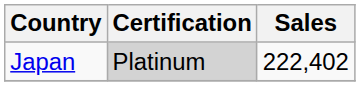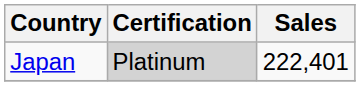(306, 61) 222,402 -> (306, 61) 222,401
